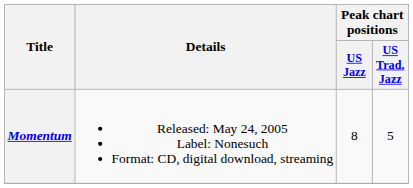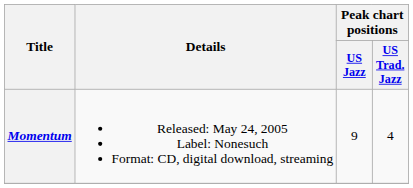(354, 136) 8 -> (354, 136) 9
(390, 136) 5 -> (390, 136) 4
